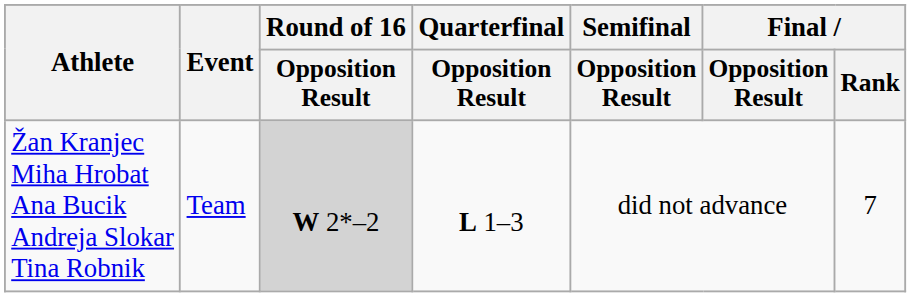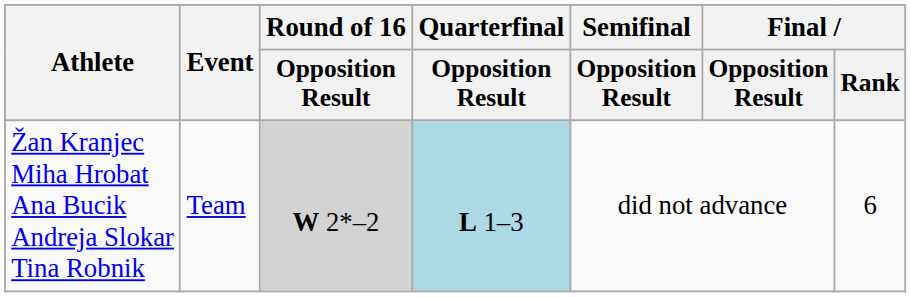(491, 221) no background -> (491, 221) lightblue background
(870, 205) 7 -> (870, 205) 6
